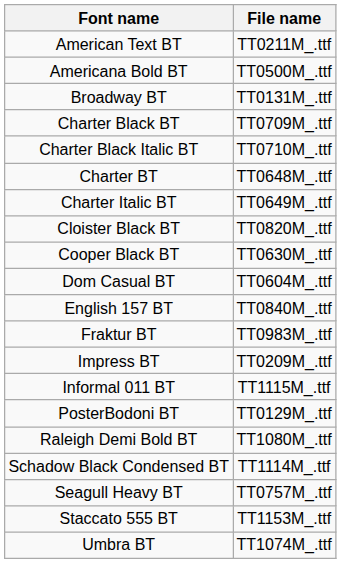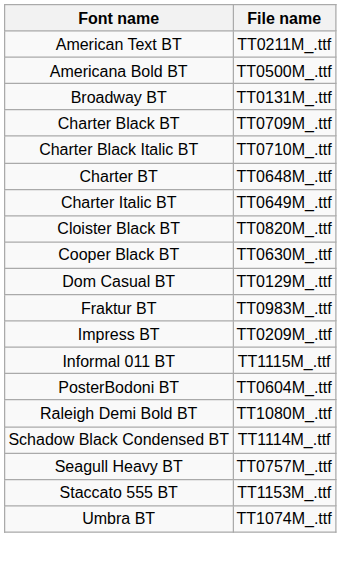(284, 281) TT0604M_.ttf -> (284, 281) TT0129M_.ttf
- row: (119, 308)
(284, 413) TT0129M_.ttf -> (284, 387) TT0604M_.ttf
